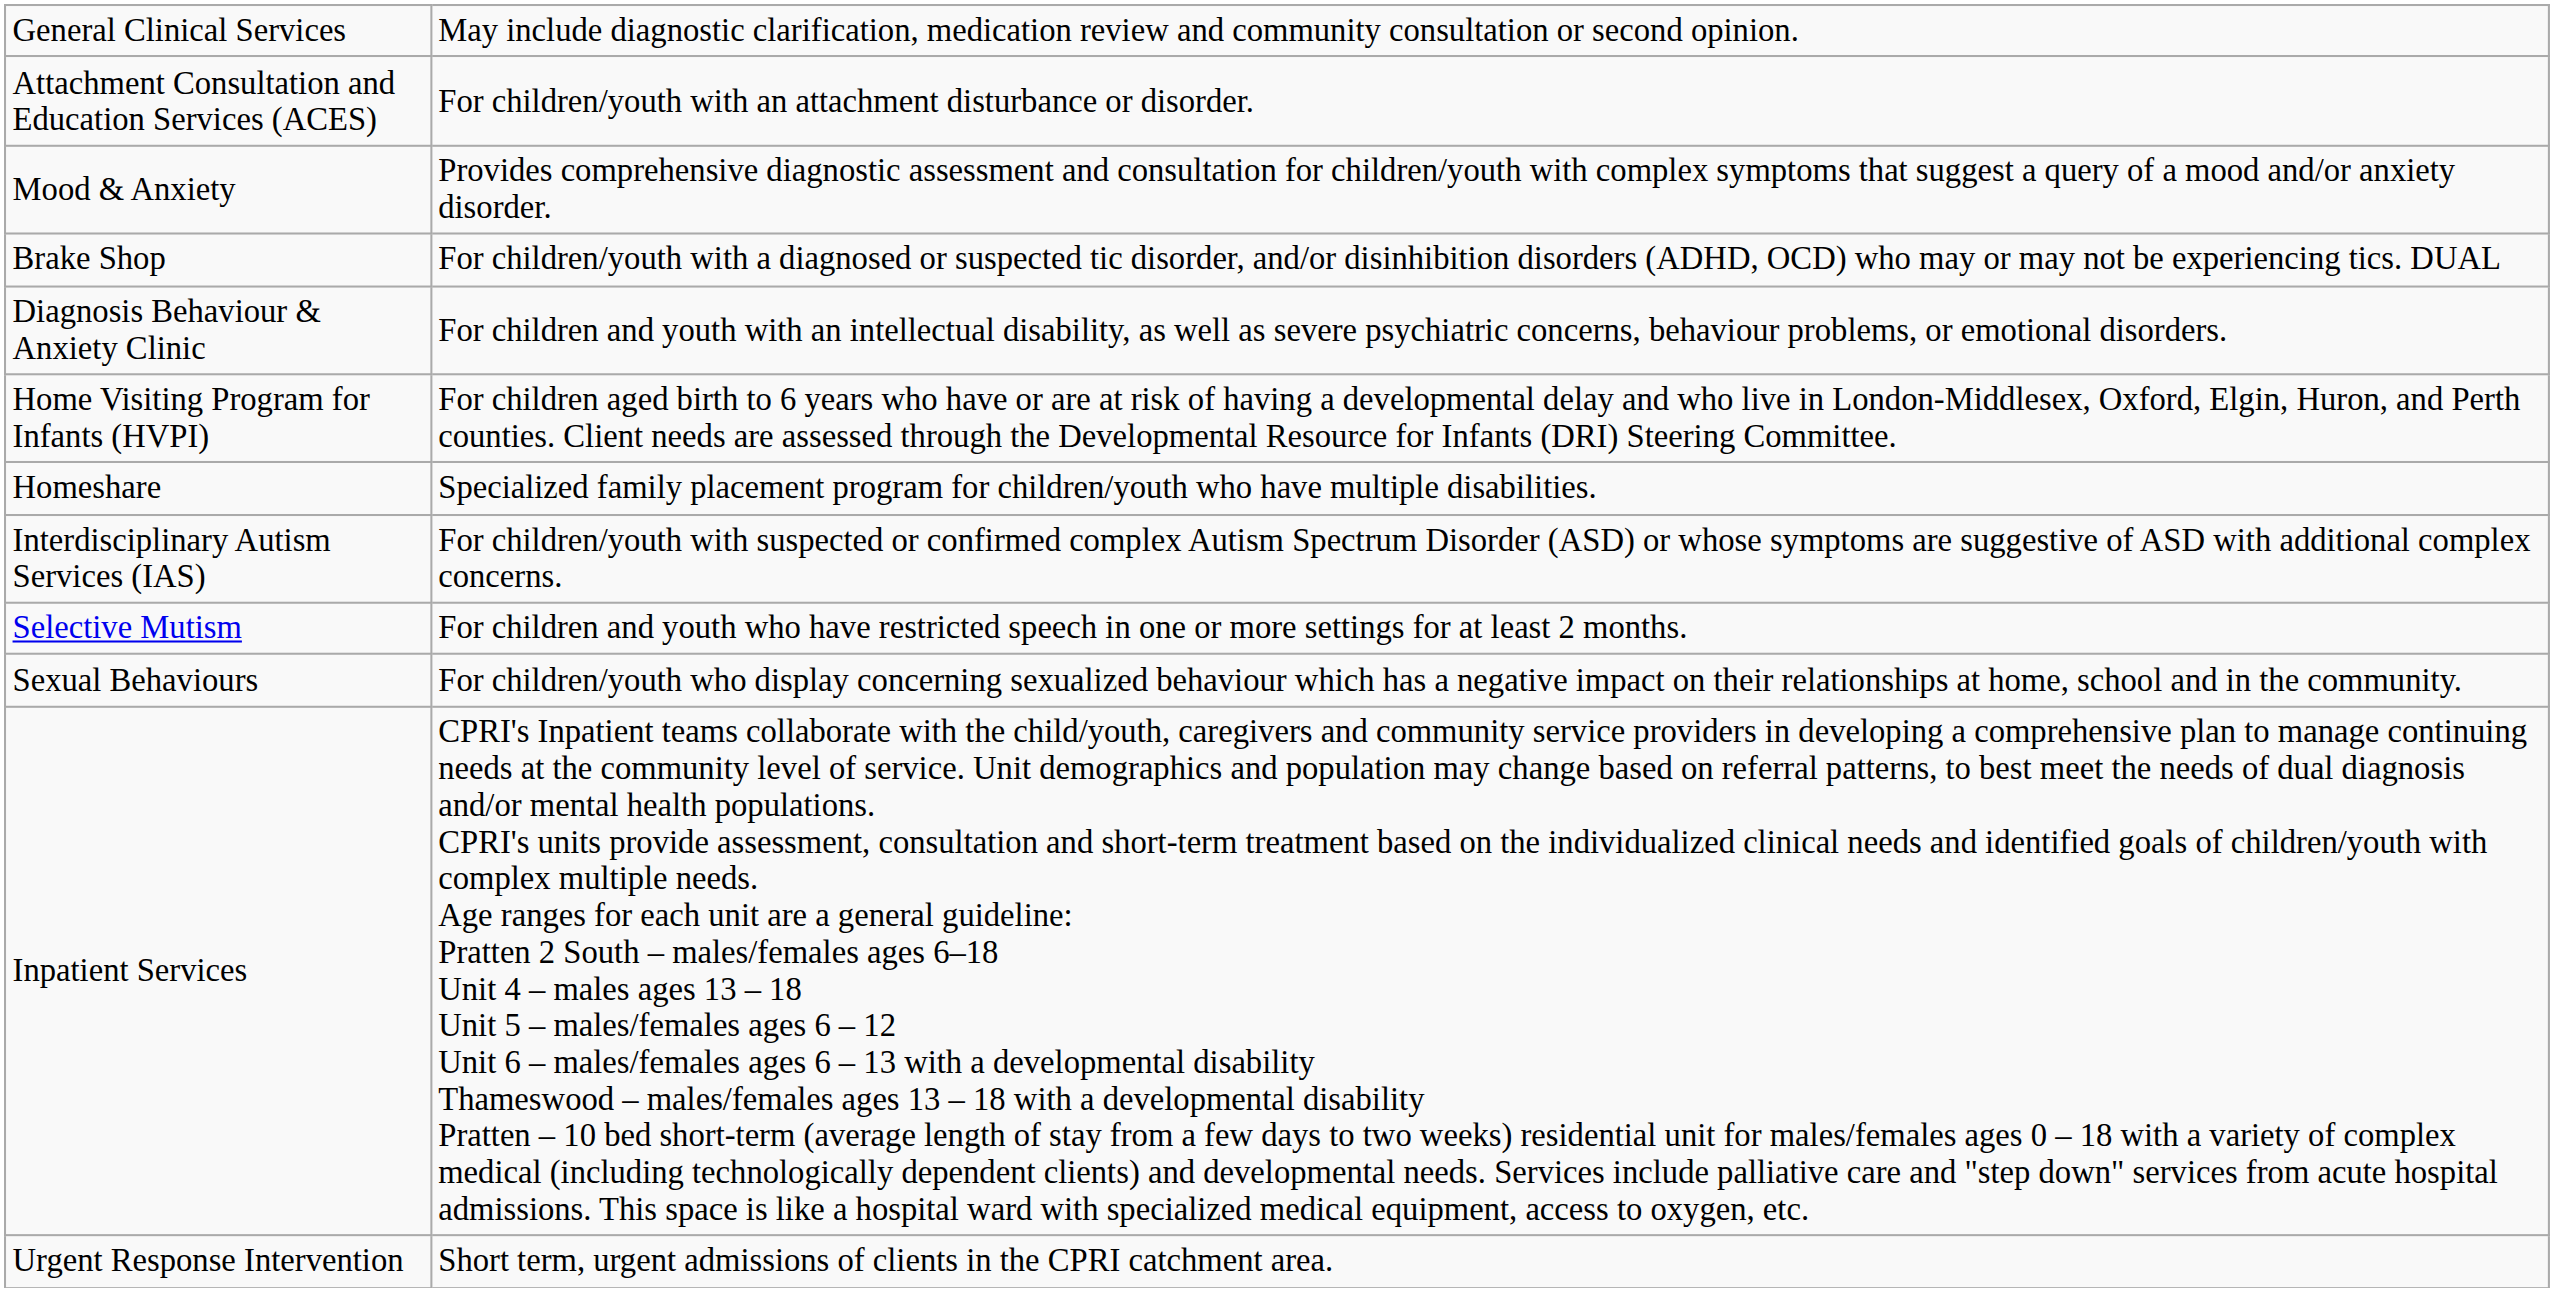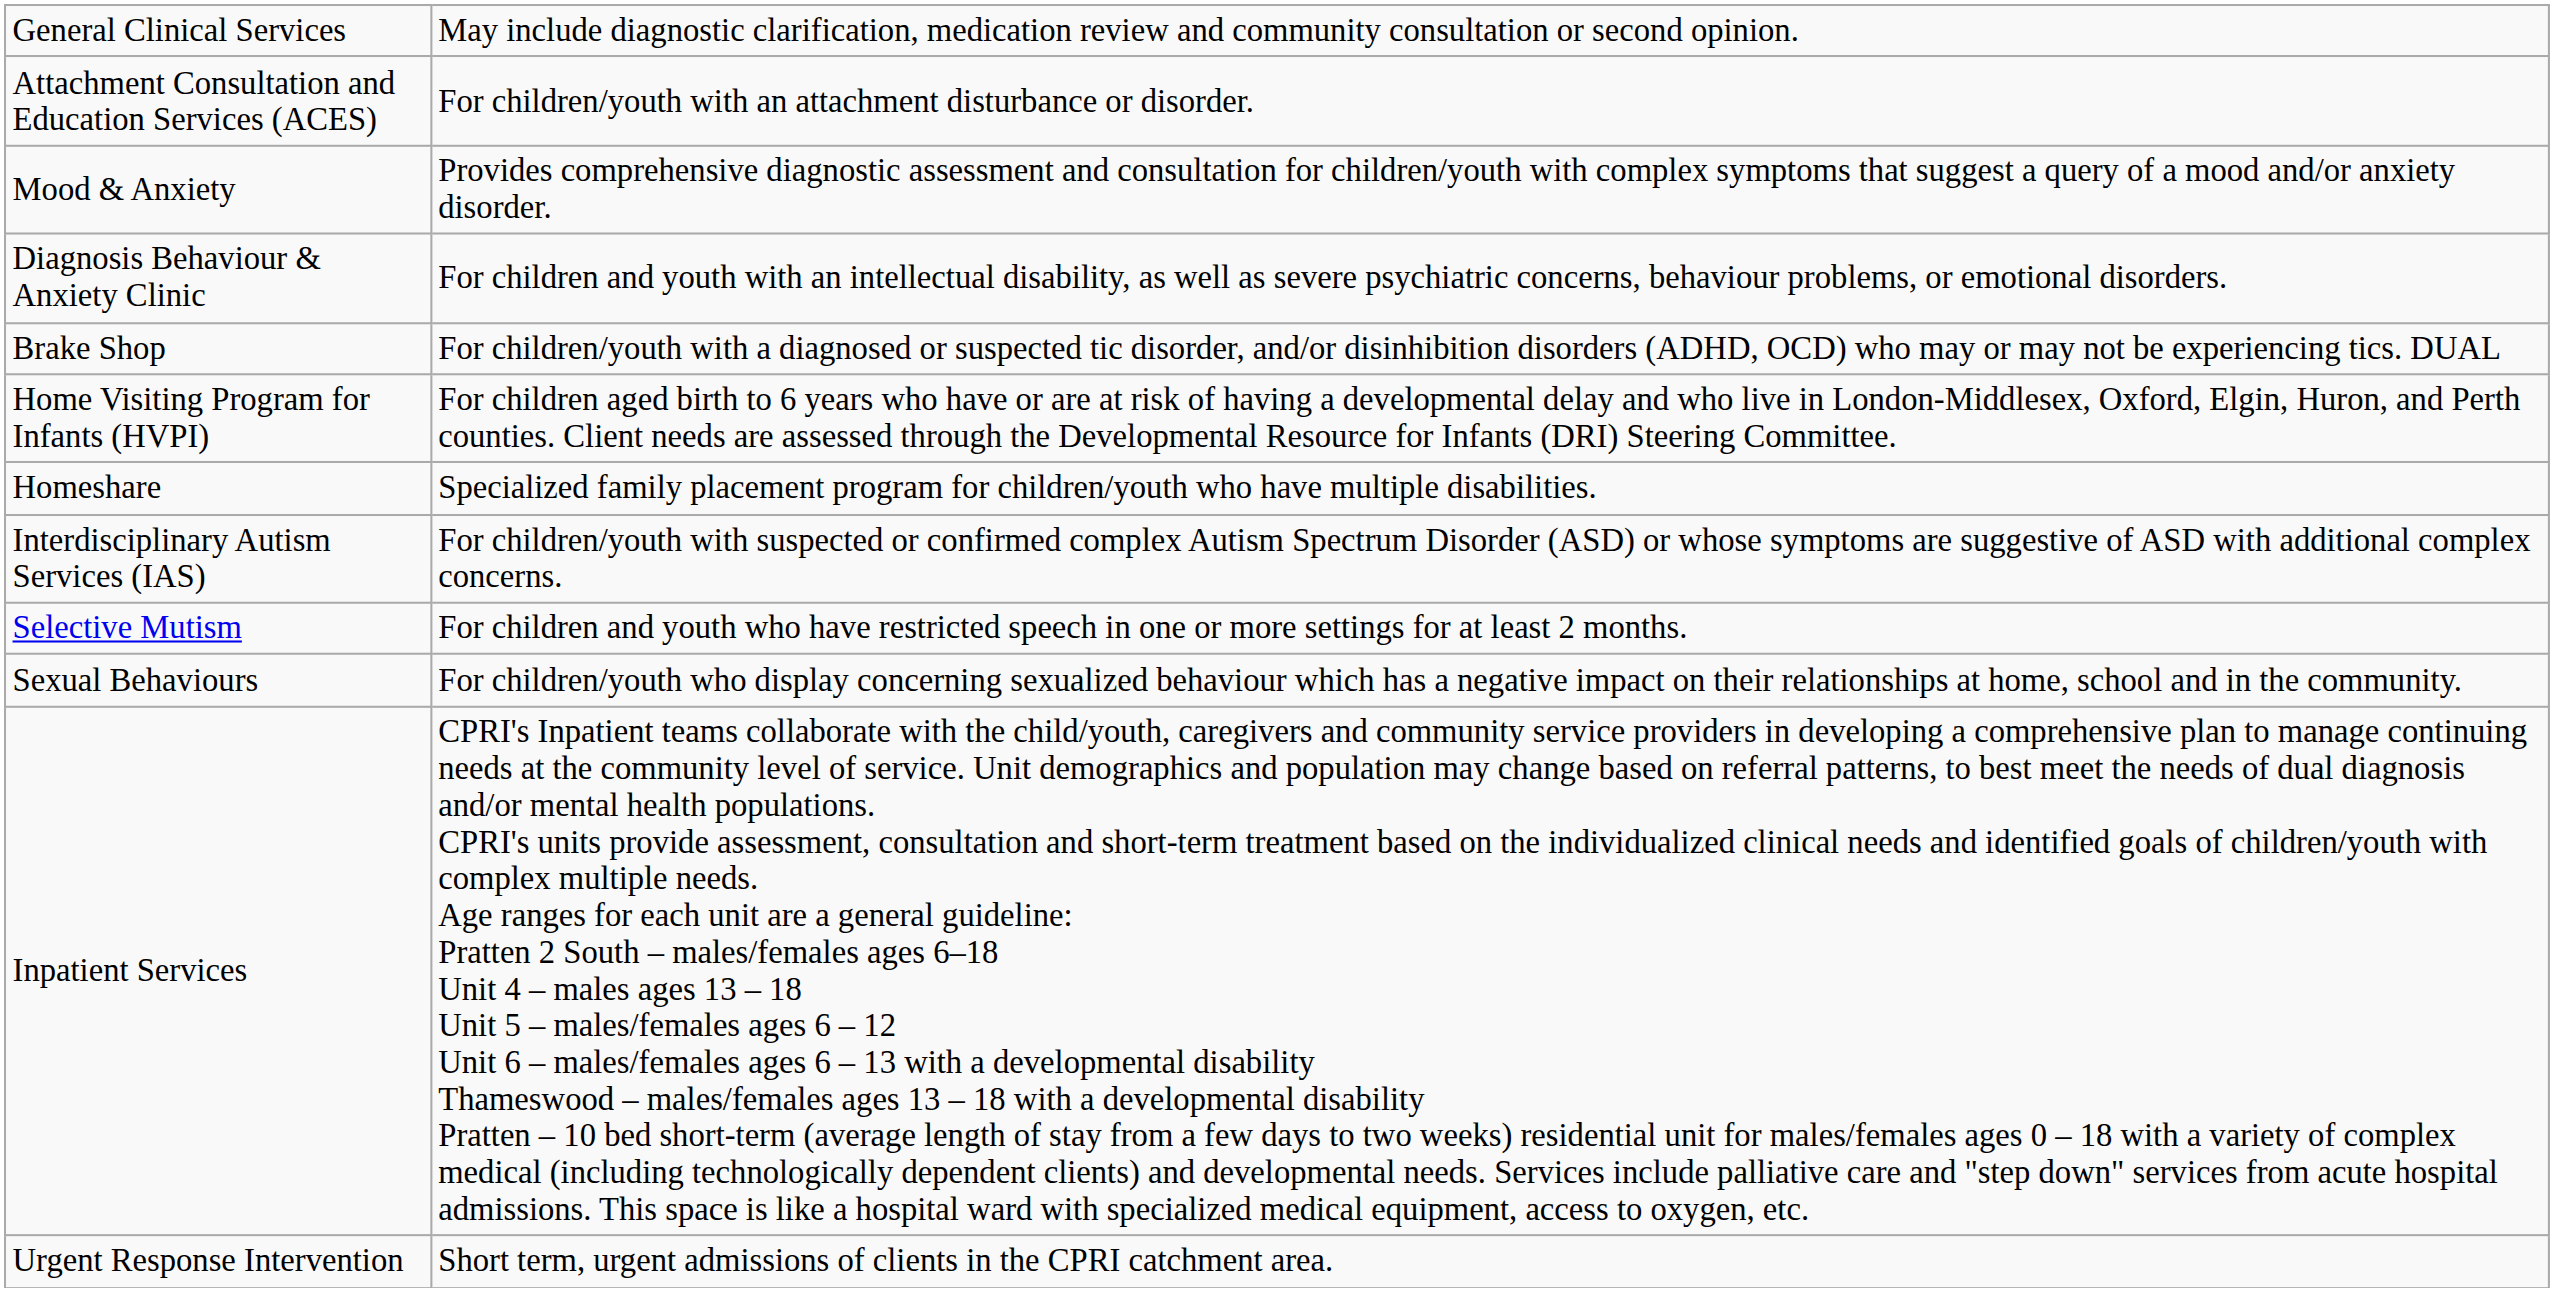rows swapped: (89, 259) <-> (167, 329)
